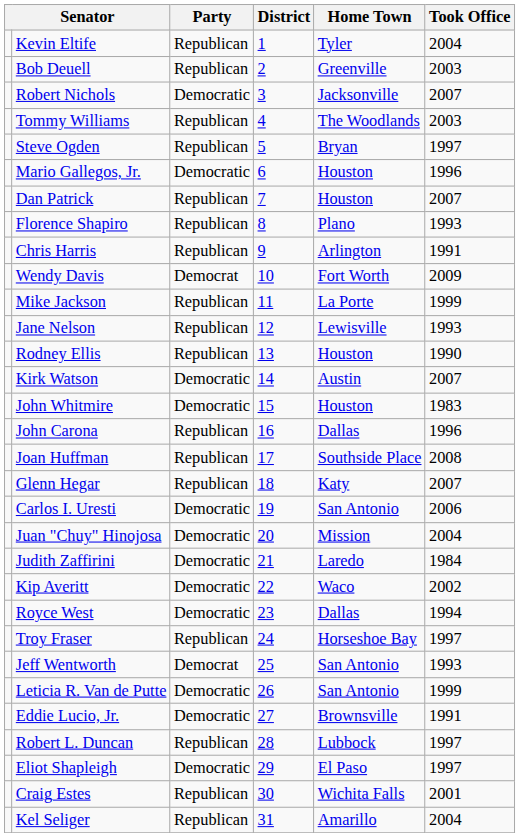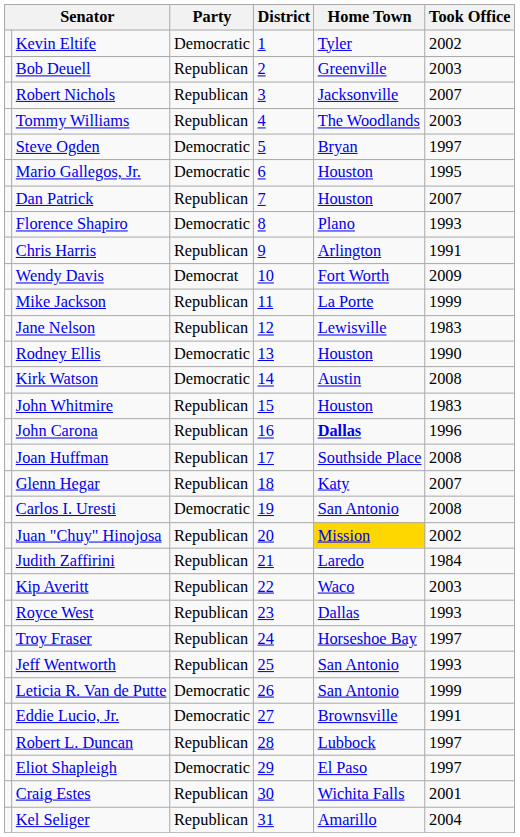(211, 43) Republican -> (212, 43) Democratic
(445, 43) 2004 -> (445, 43) 2002
(212, 95) Democratic -> (211, 95) Republican
(211, 146) Republican -> (212, 146) Democratic
(445, 172) 1996 -> (445, 172) 1995
(211, 224) Republican -> (212, 224) Democratic
(445, 328) 1993 -> (445, 328) 1983
(211, 353) Republican -> (212, 353) Democratic
(445, 379) 2007 -> (445, 379) 2008
(212, 405) Democratic -> (211, 405) Republican
(339, 431) normal -> (339, 431) bold
(445, 509) 2006 -> (445, 509) 2008
(212, 535) Democratic -> (211, 535) Republican
(344, 535) no background -> (344, 535) gold background
(445, 535) 2004 -> (445, 535) 2002
(212, 560) Democratic -> (211, 560) Republican
(212, 586) Democratic -> (211, 586) Republican
(445, 586) 2002 -> (445, 586) 2003
(212, 612) Democratic -> (211, 612) Republican
(445, 612) 1994 -> (445, 612) 1993
(206, 664) Democrat -> (211, 664) Republican
